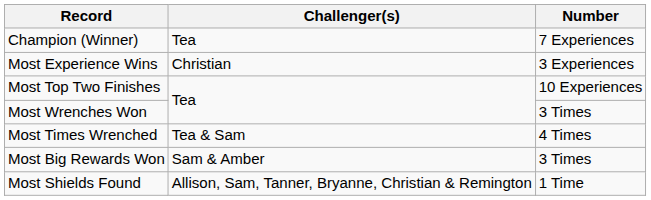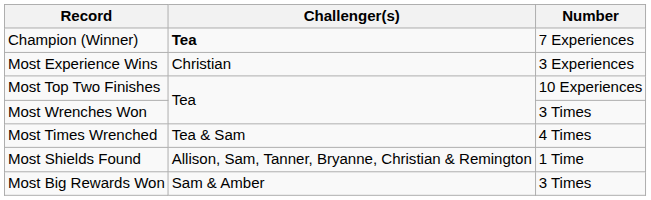(184, 40) normal -> (184, 40) bold
rows swapped: (86, 159) <-> (74, 183)
